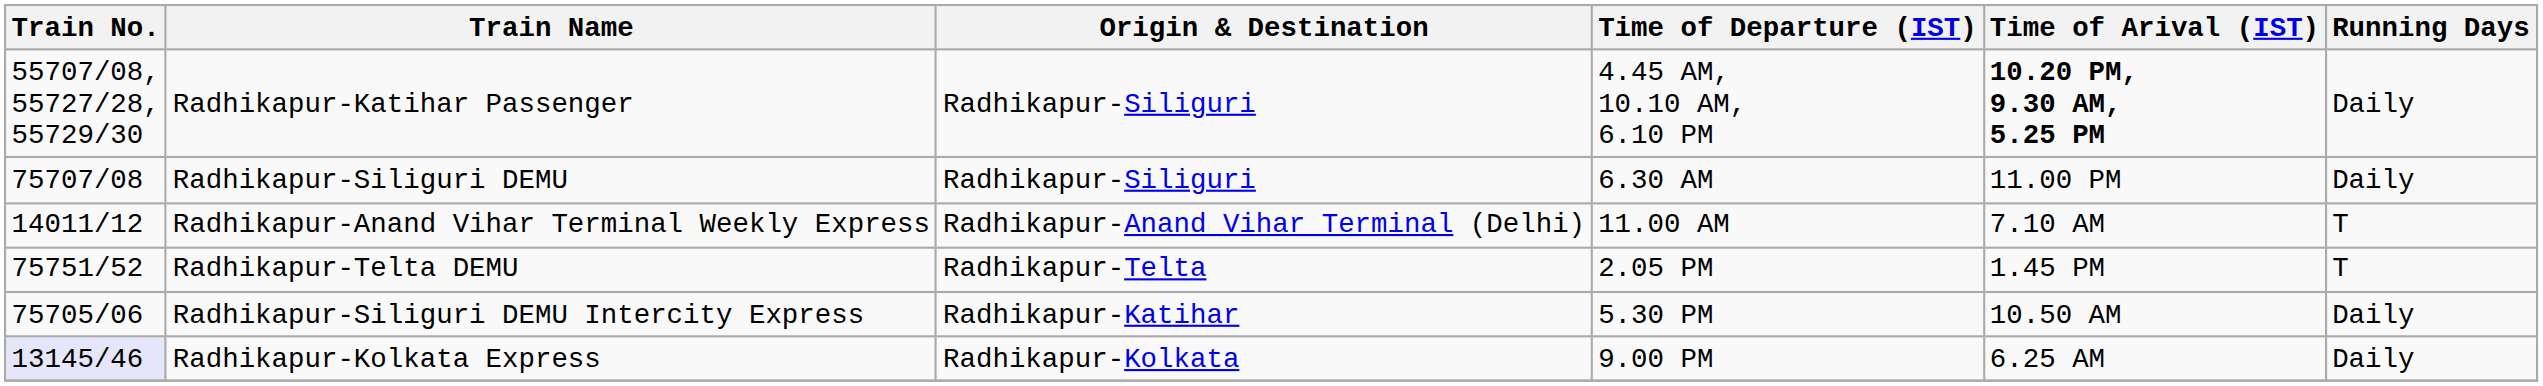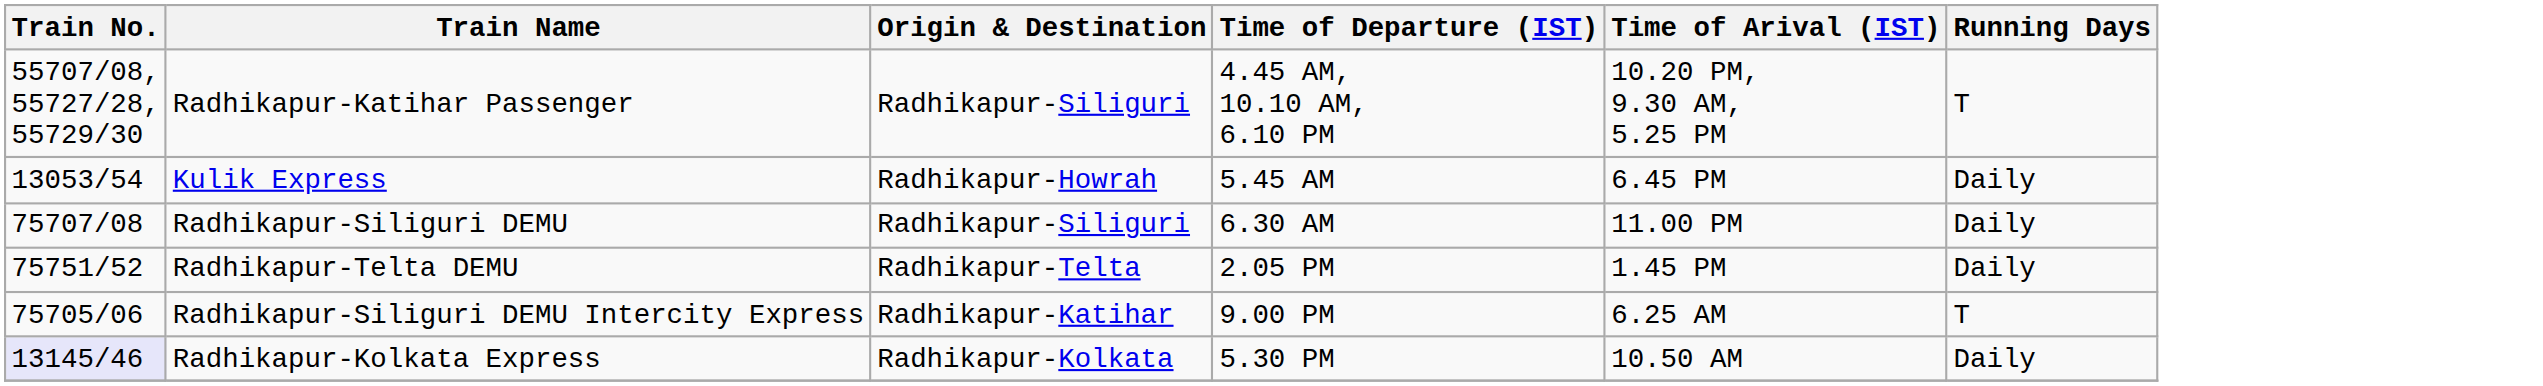(2064, 104) bold -> (1685, 104) normal
(2373, 104) Daily -> (1962, 104) T
+ row: (280, 180)
- row: (551, 225)
(2340, 270) T -> (1995, 270) Daily
(1656, 314) 5.30 PM -> (1277, 314) 9.00 PM
(2056, 314) 10.50 AM -> (1669, 314) 6.25 AM
(2373, 314) Daily -> (1962, 314) T
(1656, 359) 9.00 PM -> (1277, 359) 5.30 PM
(2047, 359) 6.25 AM -> (1677, 359) 10.50 AM
